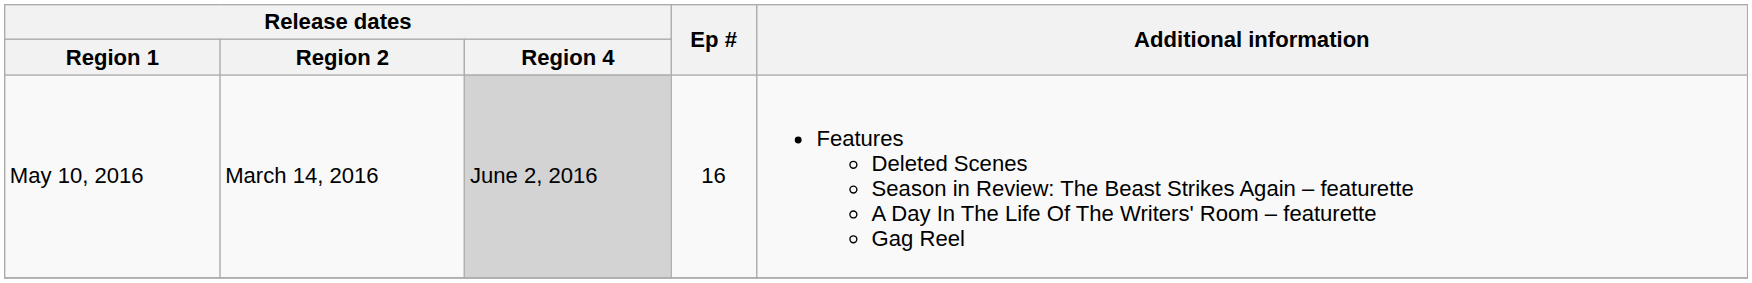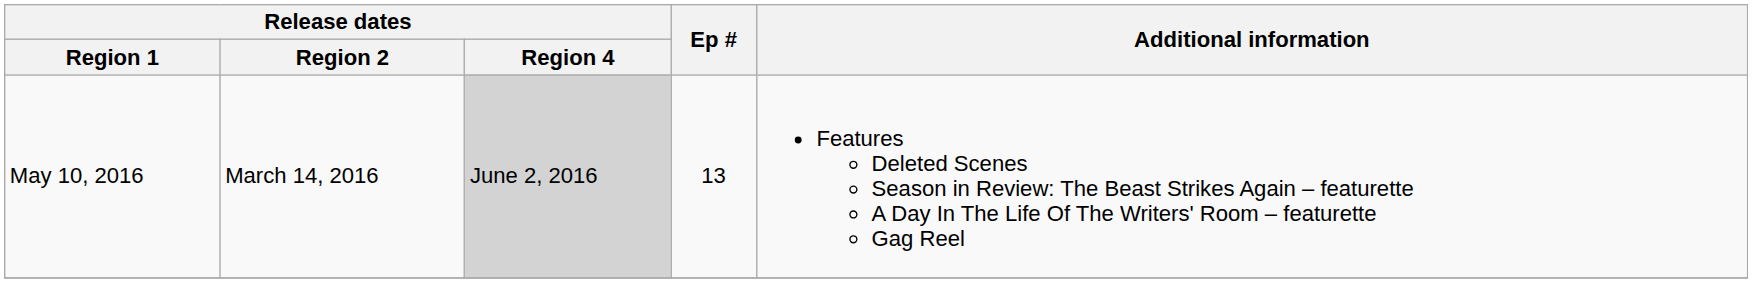(714, 176) 16 -> (714, 176) 13
